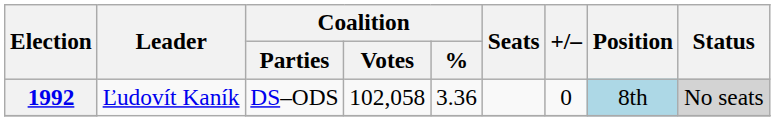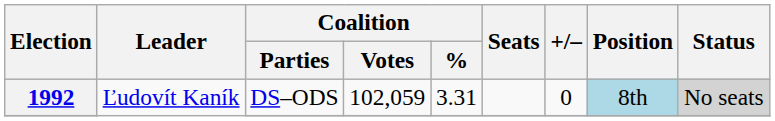(387, 97) 102,058 -> (387, 97) 102,059
(456, 97) 3.36 -> (456, 97) 3.31
